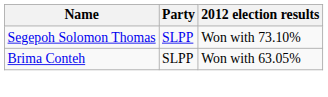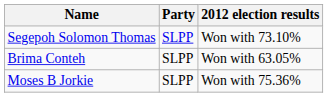+ row: (50, 80)
